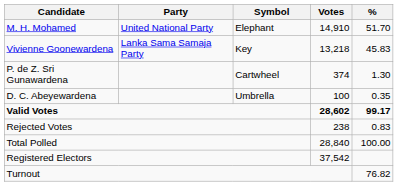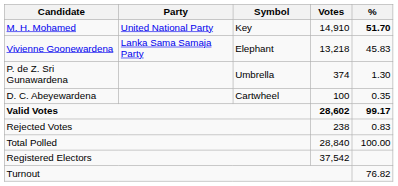(254, 27) Elephant -> (244, 27) Key
(378, 27) normal -> (378, 27) bold
(244, 48) Key -> (254, 48) Elephant
(257, 75) Cartwheel -> (255, 75) Umbrella
(255, 96) Umbrella -> (257, 96) Cartwheel
